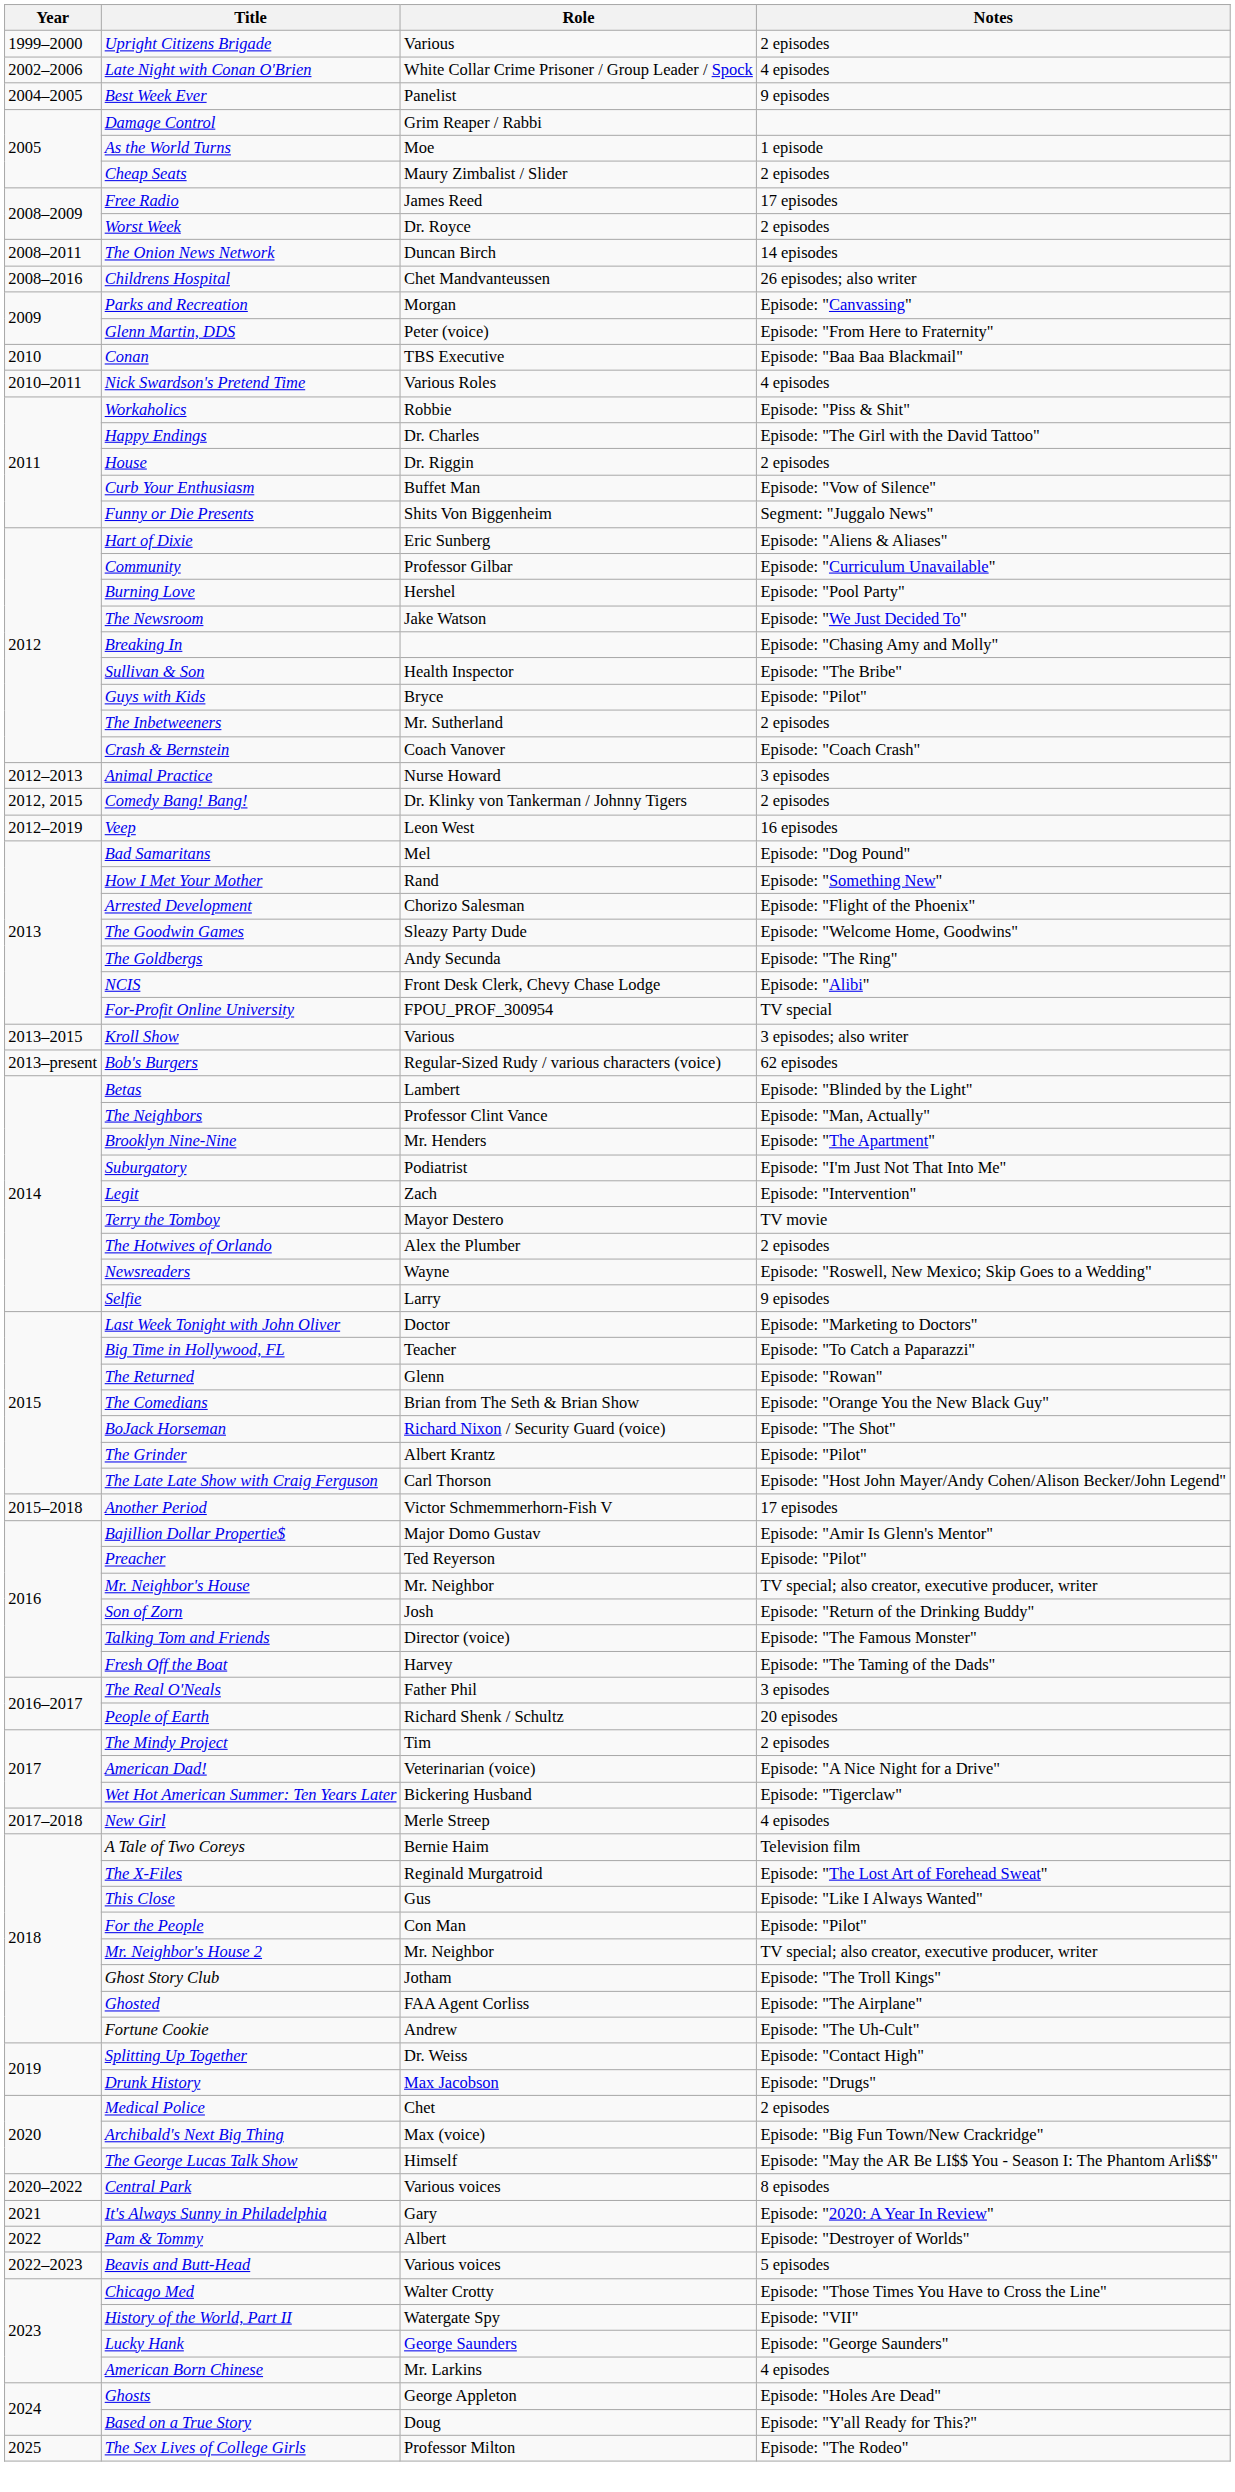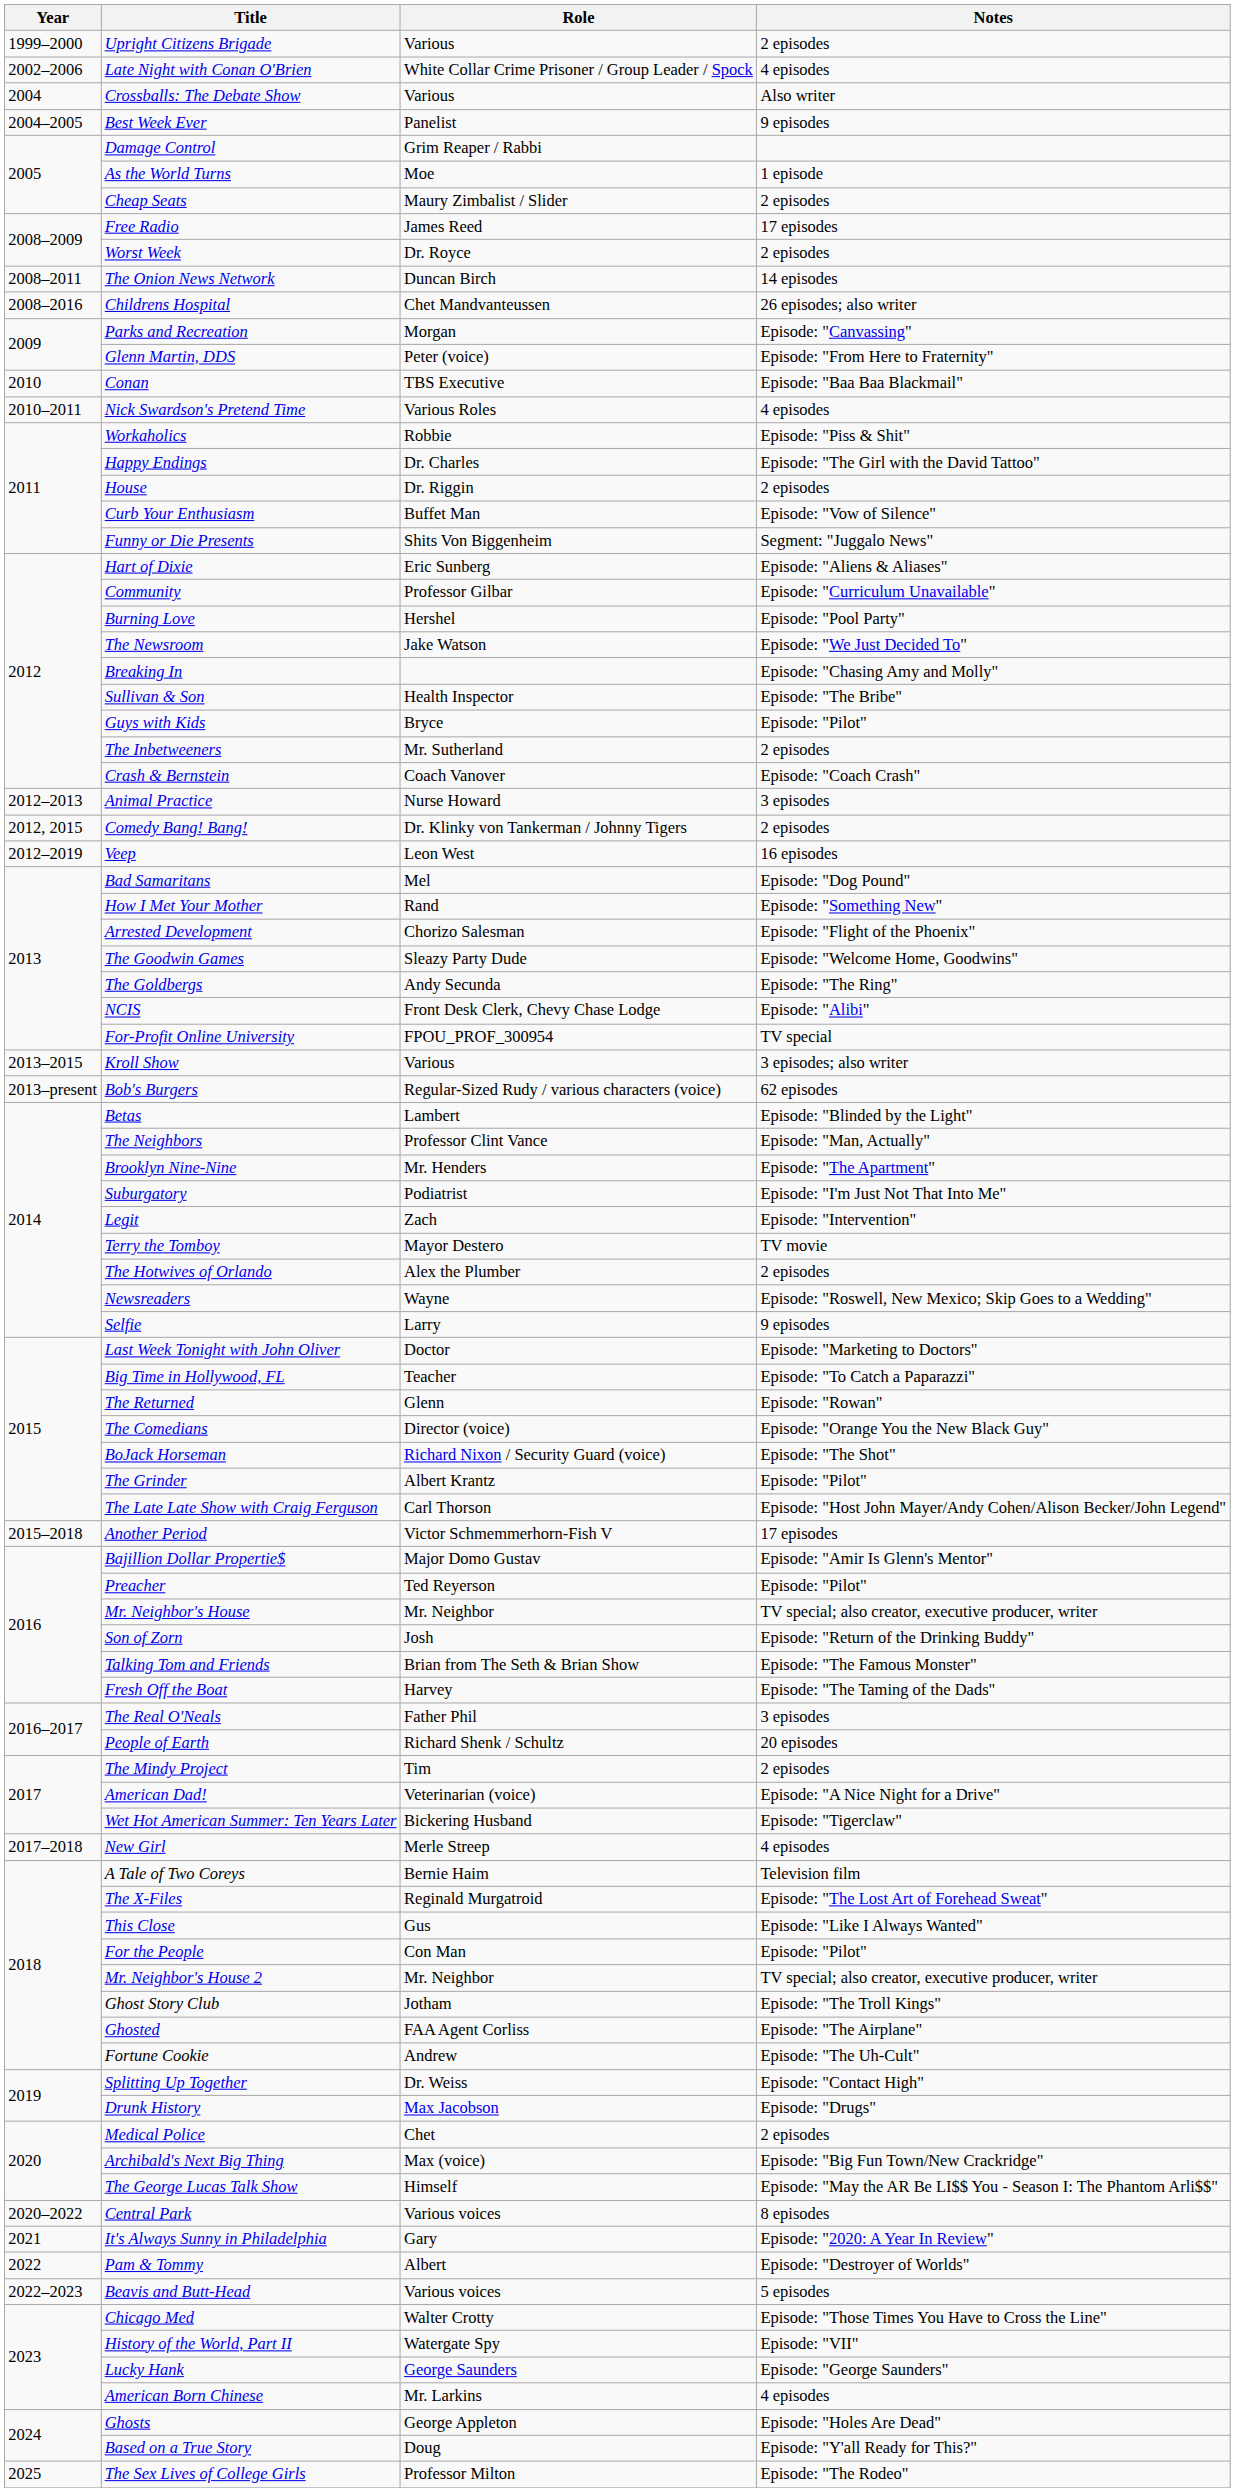+ row: (203, 95)
(522, 1402) Brian from The Seth & Brian Show -> (457, 1428) Director (voice)
(457, 1638) Director (voice) -> (522, 1664) Brian from The Seth & Brian Show
